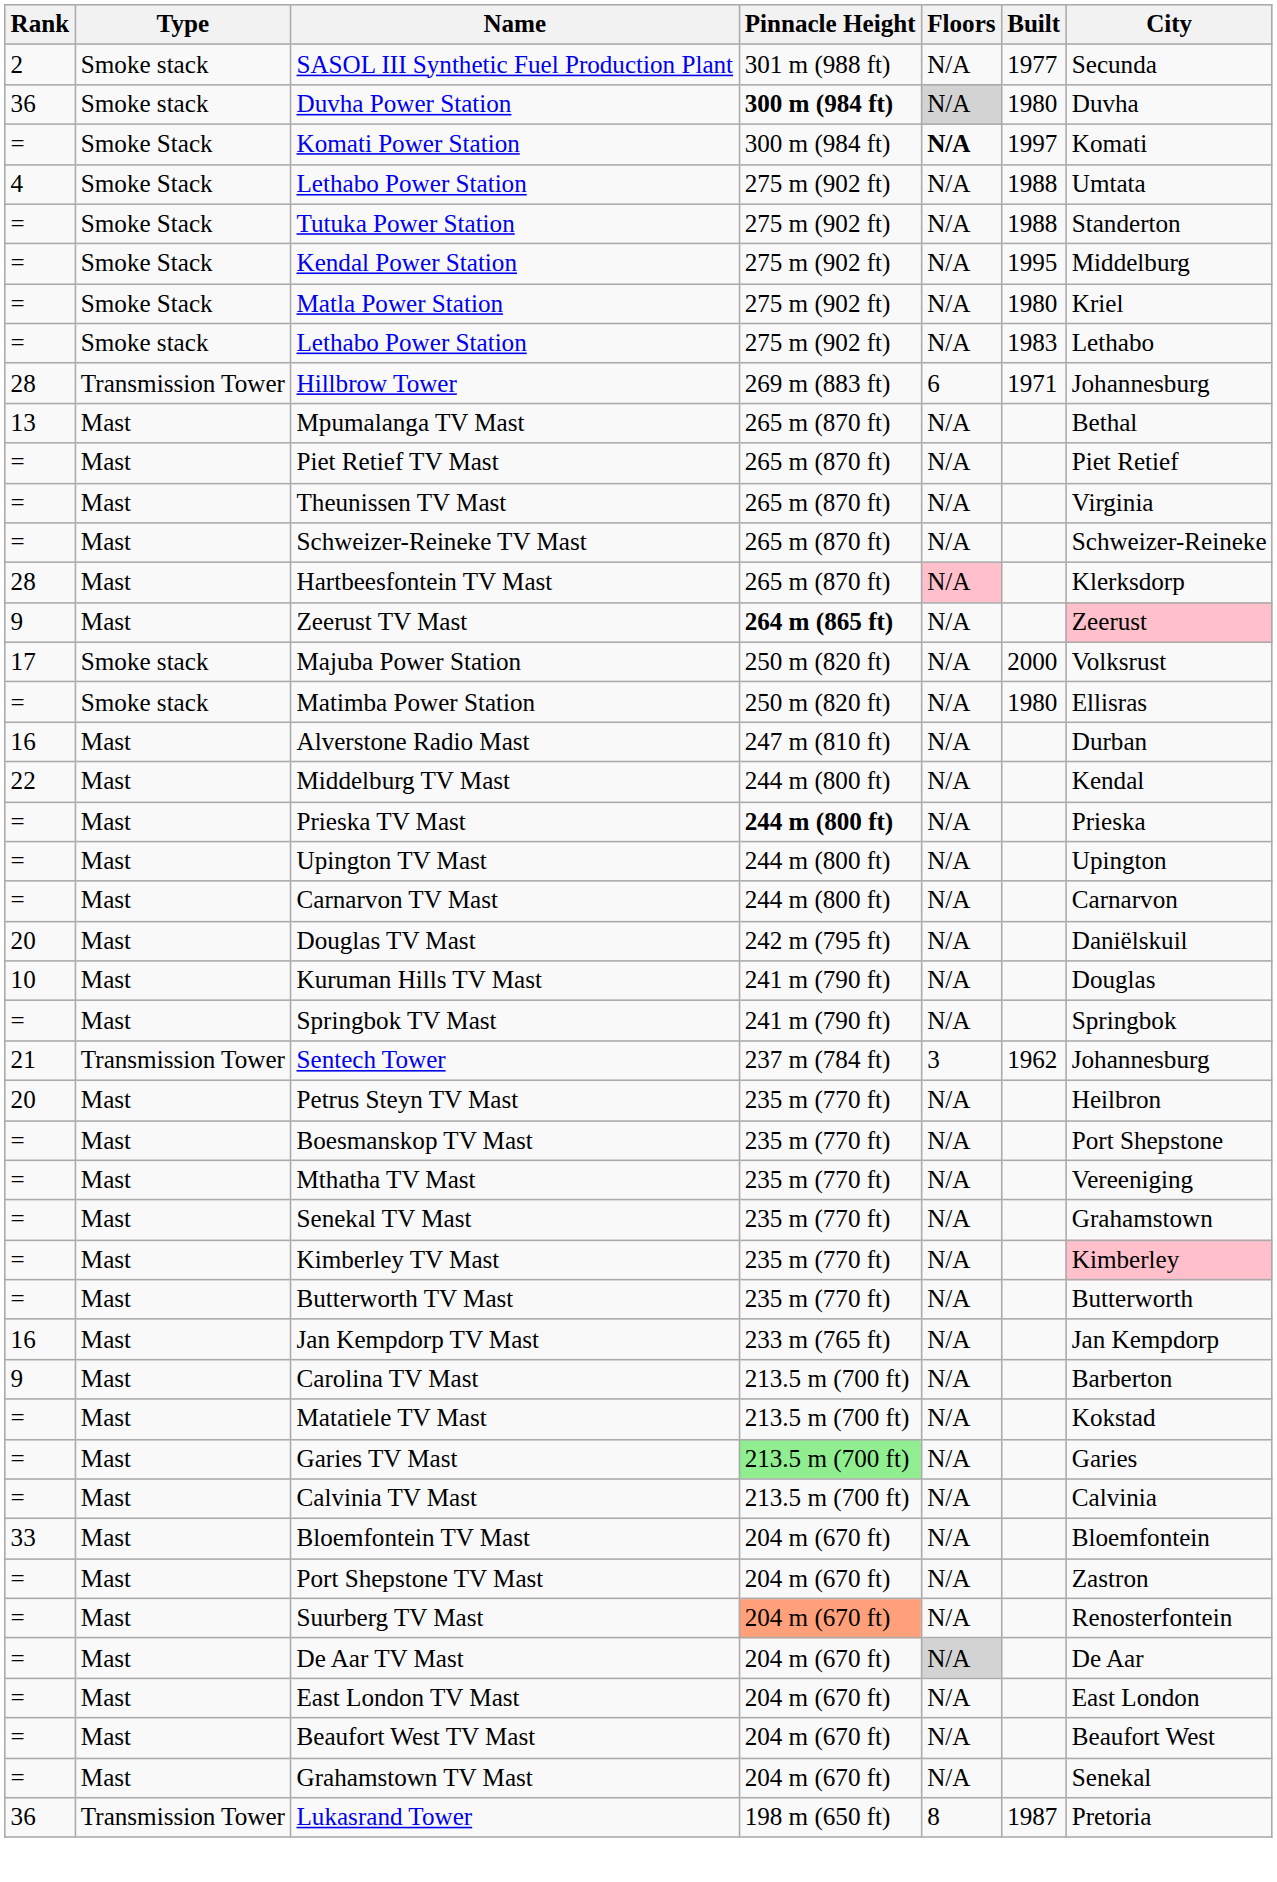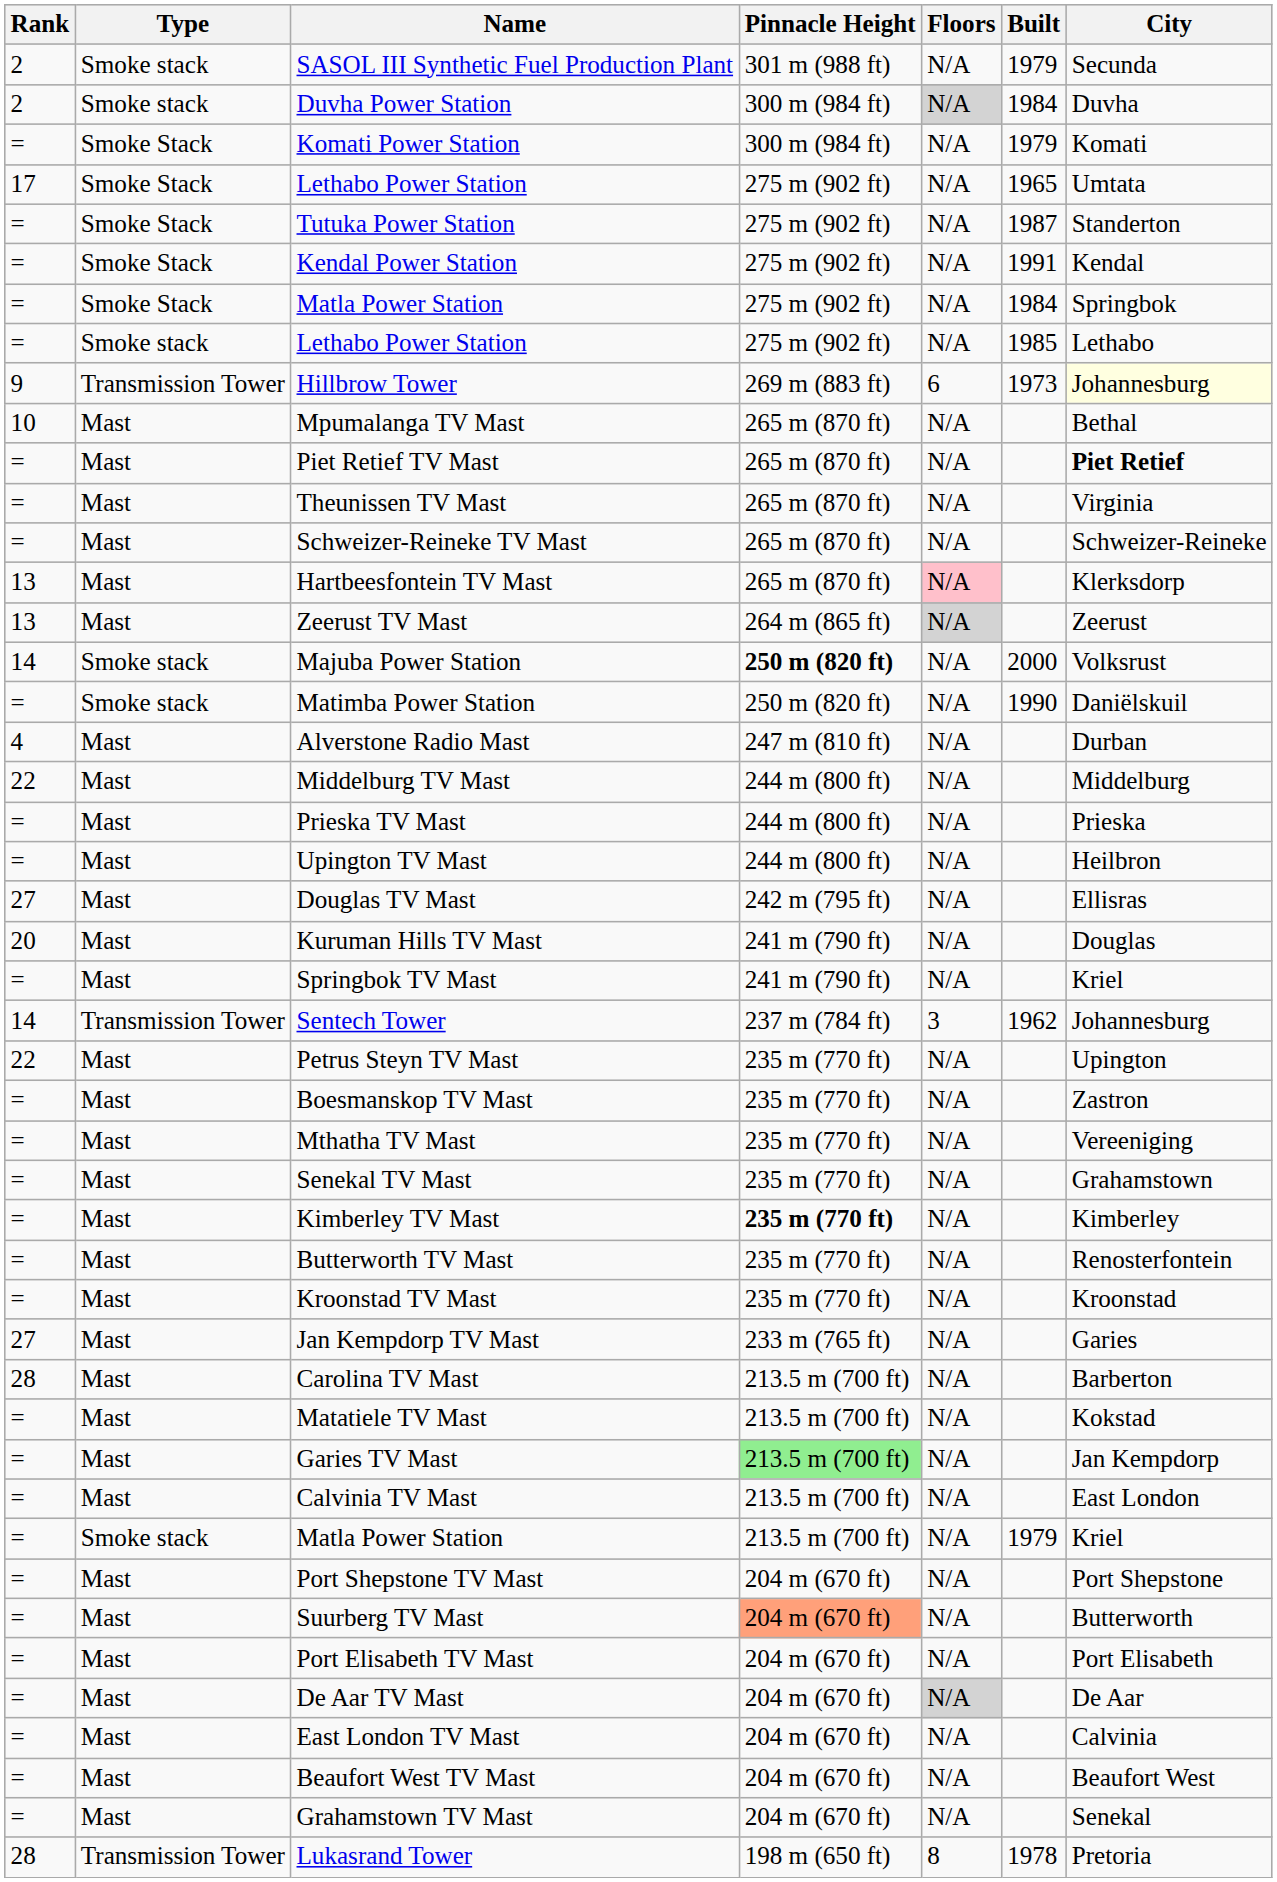(1032, 64) 1977 -> (1032, 64) 1979
(23, 104) 36 -> (17, 104) 2
(819, 104) bold -> (818, 104) normal
(1032, 104) 1980 -> (1032, 104) 1984
(949, 143) bold -> (949, 143) normal
(1032, 143) 1997 -> (1032, 143) 1979
(17, 183) 4 -> (23, 183) 17
(1032, 183) 1988 -> (1032, 183) 1965
(1032, 223) 1988 -> (1032, 223) 1987
(1032, 263) 1995 -> (1032, 263) 1991
(1131, 263) Middelburg -> (1108, 263) Kendal
(1032, 303) 1980 -> (1032, 303) 1984
(1098, 303) Kriel -> (1124, 303) Springbok
(1032, 343) 1983 -> (1032, 343) 1985
(23, 382) 28 -> (17, 382) 9
(1032, 382) 1971 -> (1032, 382) 1973
(1141, 382) no background -> (1141, 382) lightyellow background
(23, 422) 13 -> (23, 422) 10
(1125, 462) normal -> (1128, 462) bold
(23, 582) 28 -> (23, 582) 13
(17, 622) 9 -> (23, 622) 13
(819, 622) bold -> (818, 622) normal
(949, 622) no background -> (949, 622) lightgrey background
(1109, 622) pink background -> (1109, 622) no background
(23, 661) 17 -> (23, 661) 14
(818, 661) normal -> (819, 661) bold
(1032, 701) 1980 -> (1032, 701) 1990
(1109, 701) Ellisras -> (1130, 701) Daniëlskuil
(23, 741) 16 -> (17, 741) 4
(1108, 781) Kendal -> (1131, 781) Middelburg
(819, 821) bold -> (818, 821) normal
(1119, 861) Upington -> (1116, 861) Heilbron
- row: (106, 900)
(23, 940) 20 -> (23, 900) 27
(1130, 940) Daniëlskuil -> (1109, 900) Ellisras
(23, 980) 10 -> (23, 940) 20
(1124, 1020) Springbok -> (1098, 980) Kriel
(23, 1060) 21 -> (23, 1020) 14
(23, 1100) 20 -> (23, 1060) 22
(1116, 1100) Heilbron -> (1119, 1060) Upington
(1147, 1139) Port Shepstone -> (1110, 1100) Zastron
(818, 1259) normal -> (819, 1219) bold
(1125, 1259) pink background -> (1125, 1219) no background
(1132, 1299) Butterworth -> (1152, 1259) Renosterfontein
+ row: (106, 1299)
(23, 1339) 16 -> (23, 1339) 27
(1145, 1339) Jan Kempdorp -> (1105, 1339) Garies
(17, 1378) 9 -> (23, 1378) 28
(1105, 1458) Garies -> (1145, 1458) Jan Kempdorp
(1114, 1498) Calvinia -> (1136, 1498) East London
+ row: (145, 1538)
- row: (106, 1538)
(1110, 1578) Zastron -> (1147, 1578) Port Shepstone
(1152, 1617) Renosterfontein -> (1132, 1617) Butterworth
+ row: (106, 1657)
(1136, 1697) East London -> (1114, 1737) Calvinia
(23, 1817) 36 -> (23, 1857) 28
(1032, 1817) 1987 -> (1032, 1857) 1978
